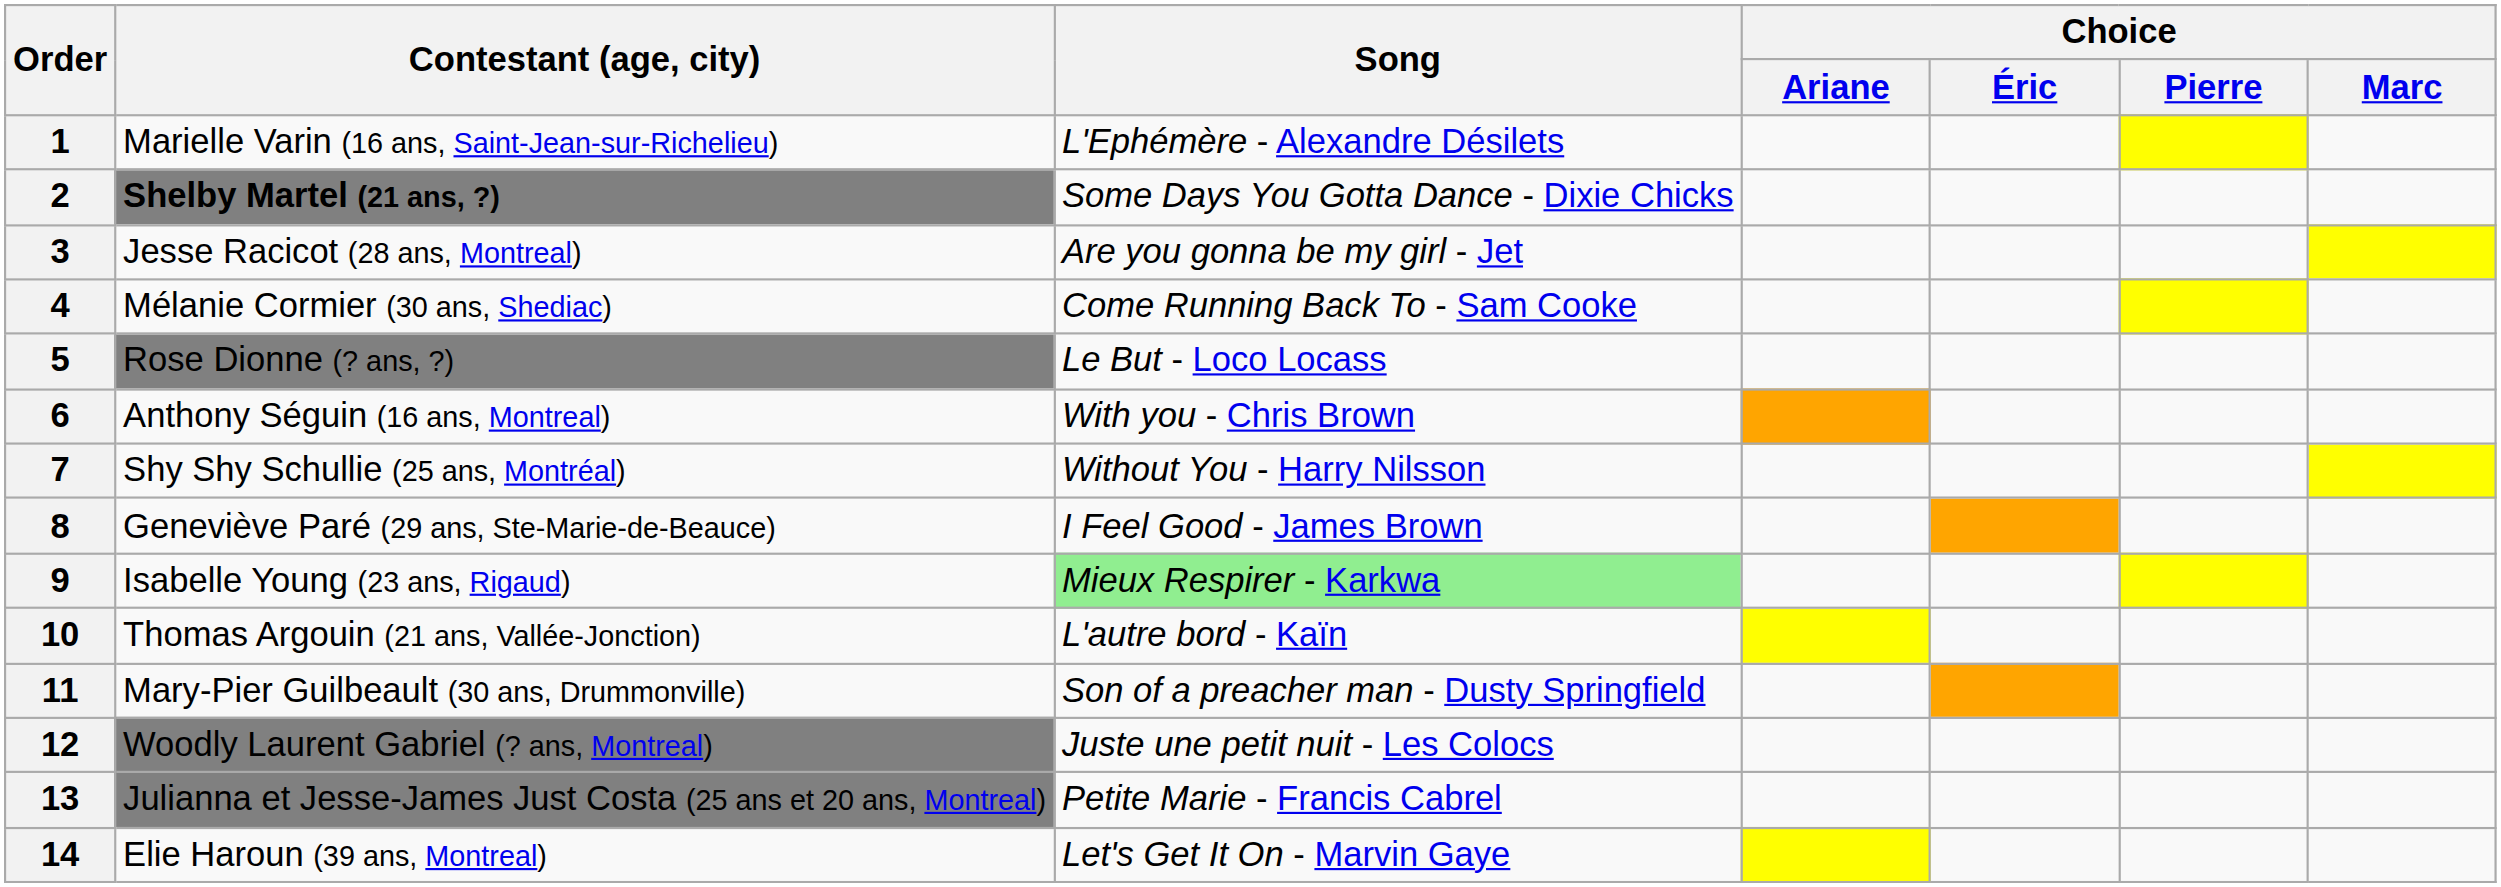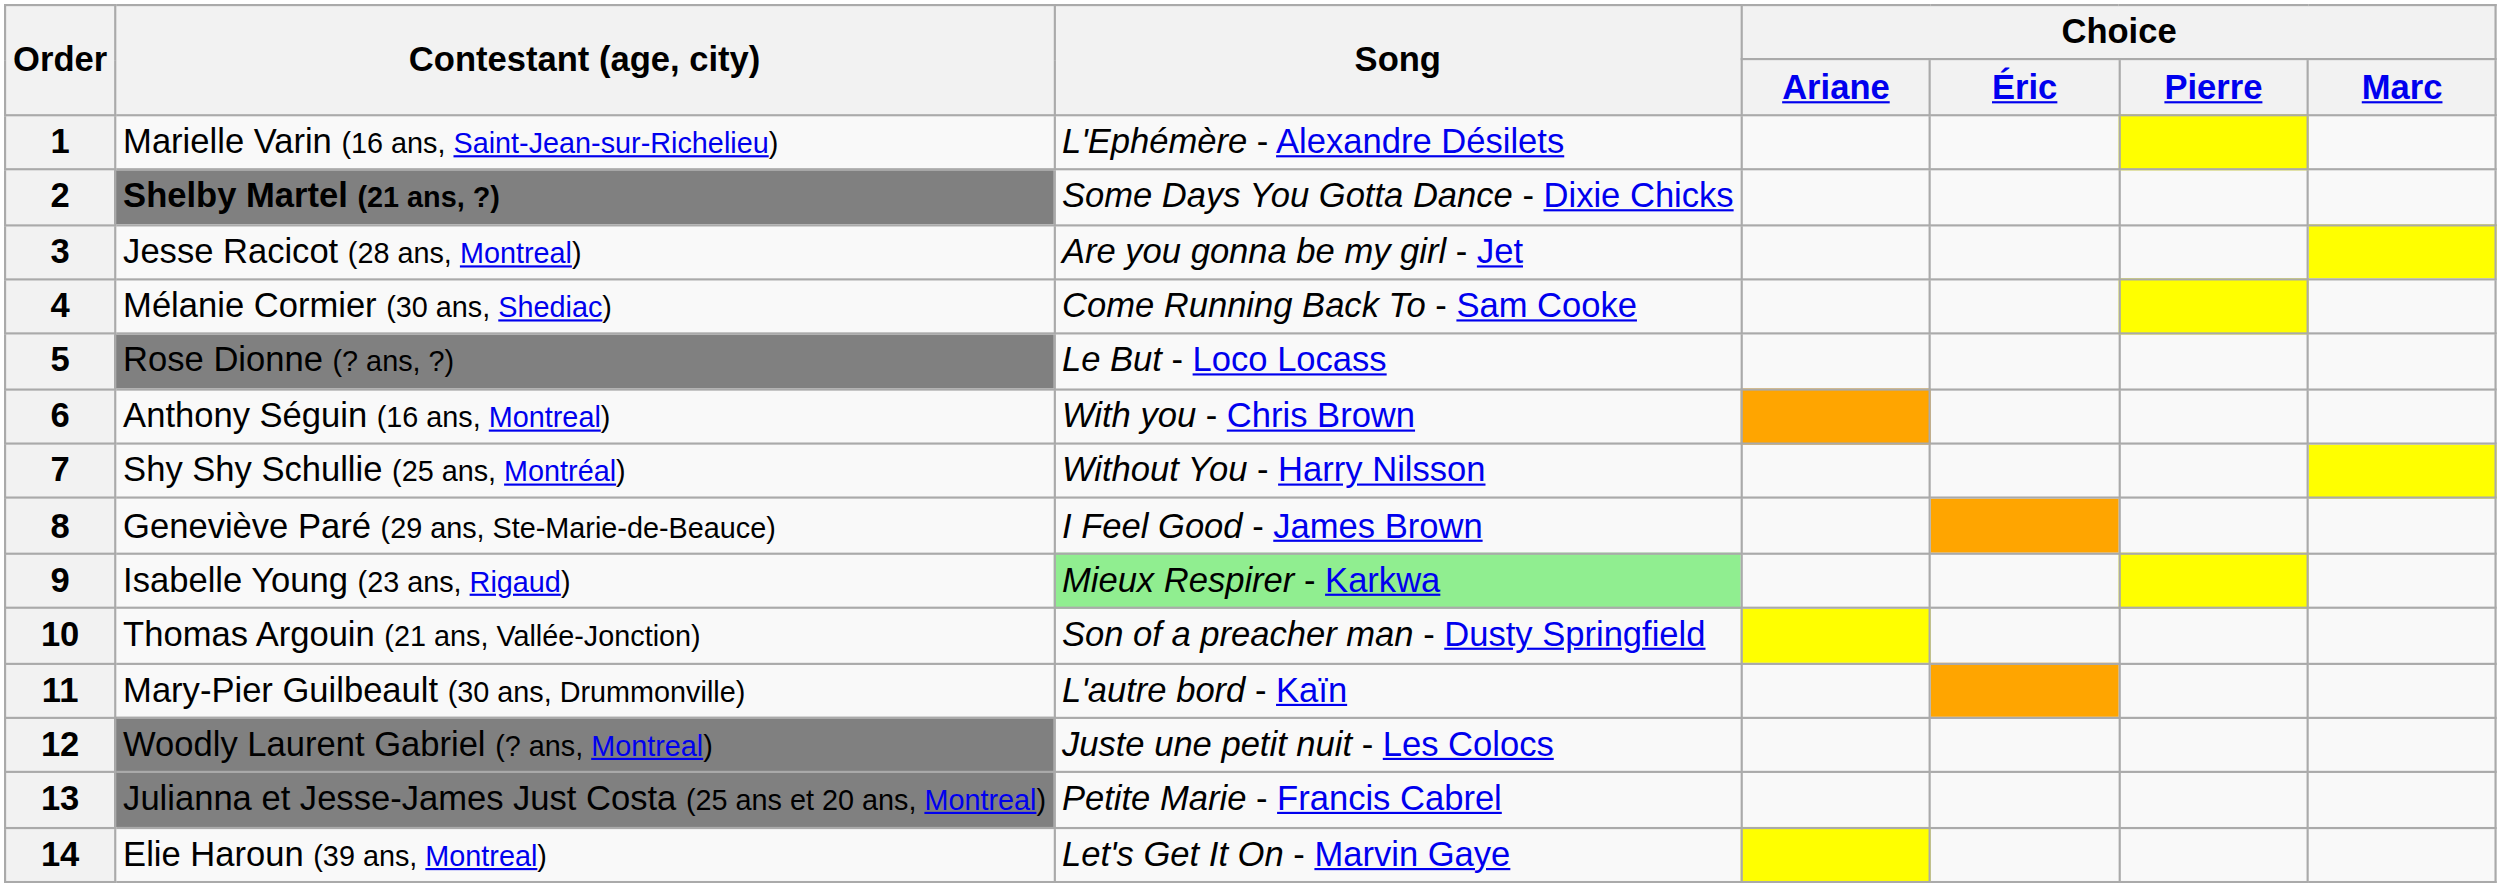(1205, 634) L'autre bord - Kaïn -> (1384, 634) Son of a preacher man - Dusty Springfield
(1384, 689) Son of a preacher man - Dusty Springfield -> (1205, 689) L'autre bord - Kaïn
